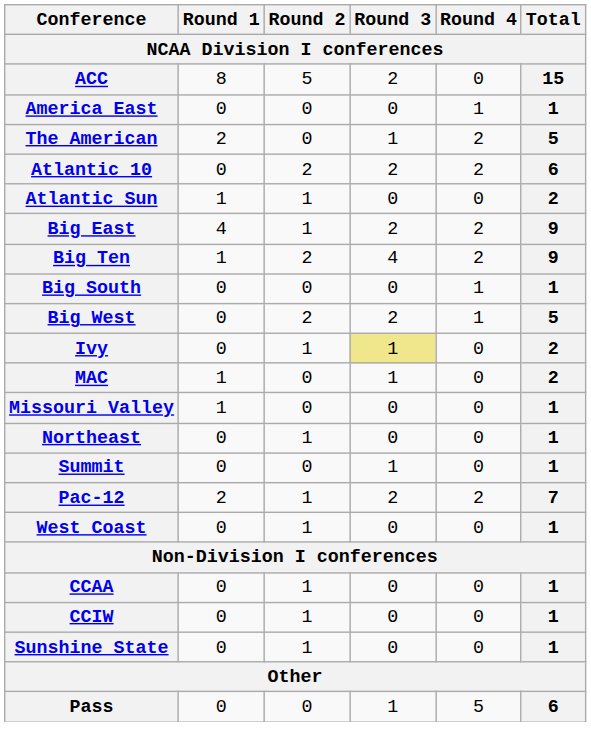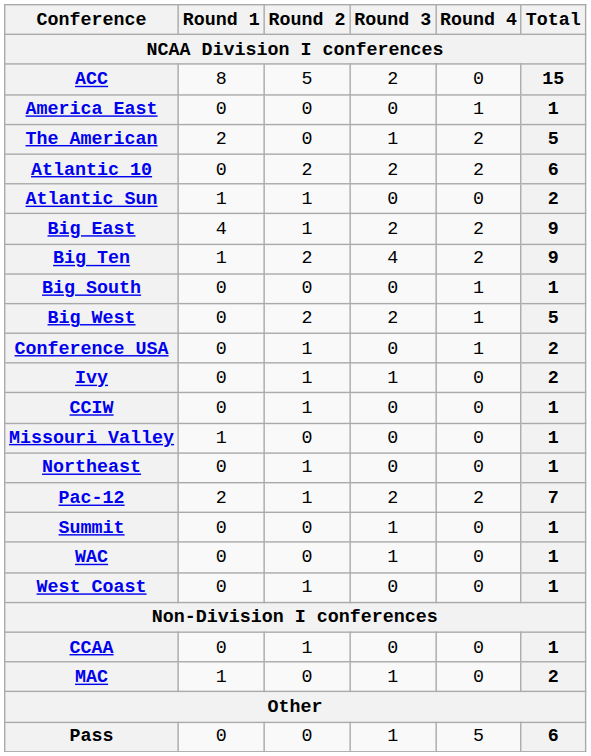+ row: (92, 348)
(393, 348) khaki background -> (393, 378) no background
rows swapped: (92, 378) <-> (92, 617)
rows swapped: (92, 498) <-> (92, 468)
+ row: (92, 557)
- row: (92, 647)
